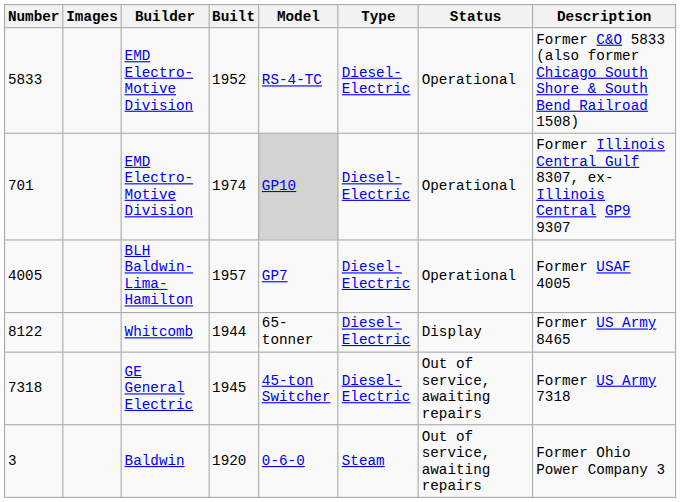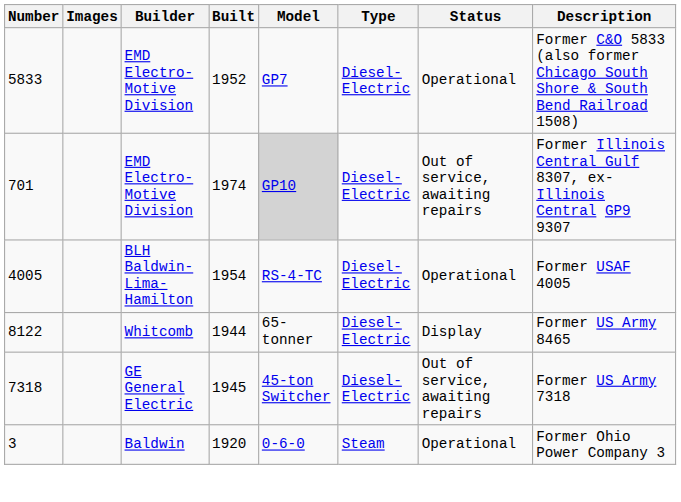(292, 81) RS-4-TC -> (275, 81) GP7
(469, 187) Operational -> (456, 187) Out of service, awaiting repairs
(229, 276) 1957 -> (229, 276) 1954
(275, 276) GP7 -> (292, 276) RS-4-TC
(456, 461) Out of service, awaiting repairs -> (469, 445) Operational
